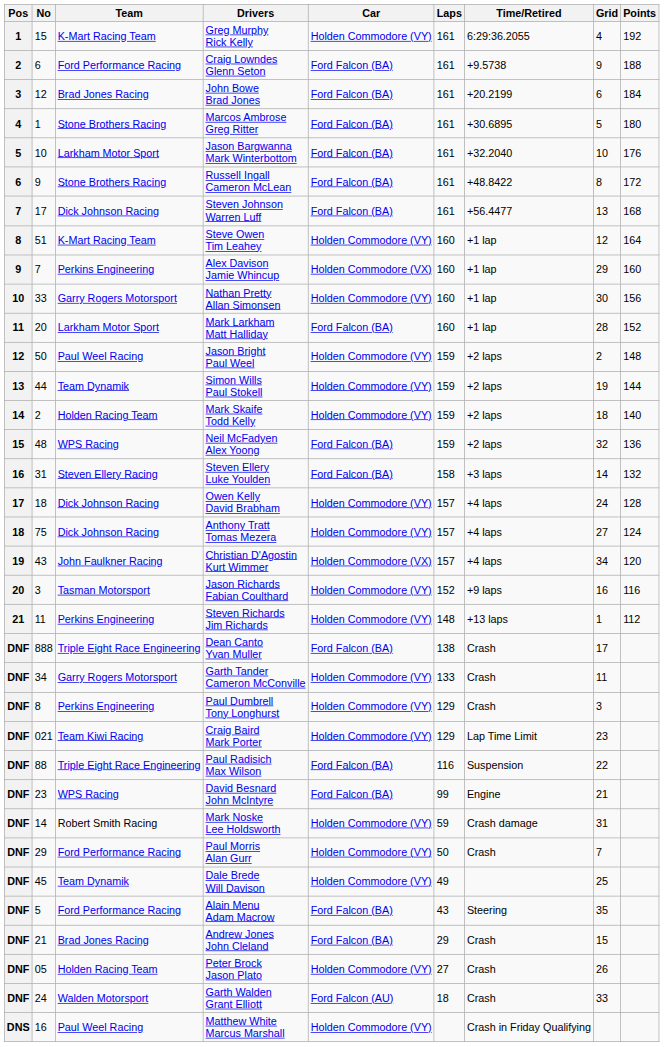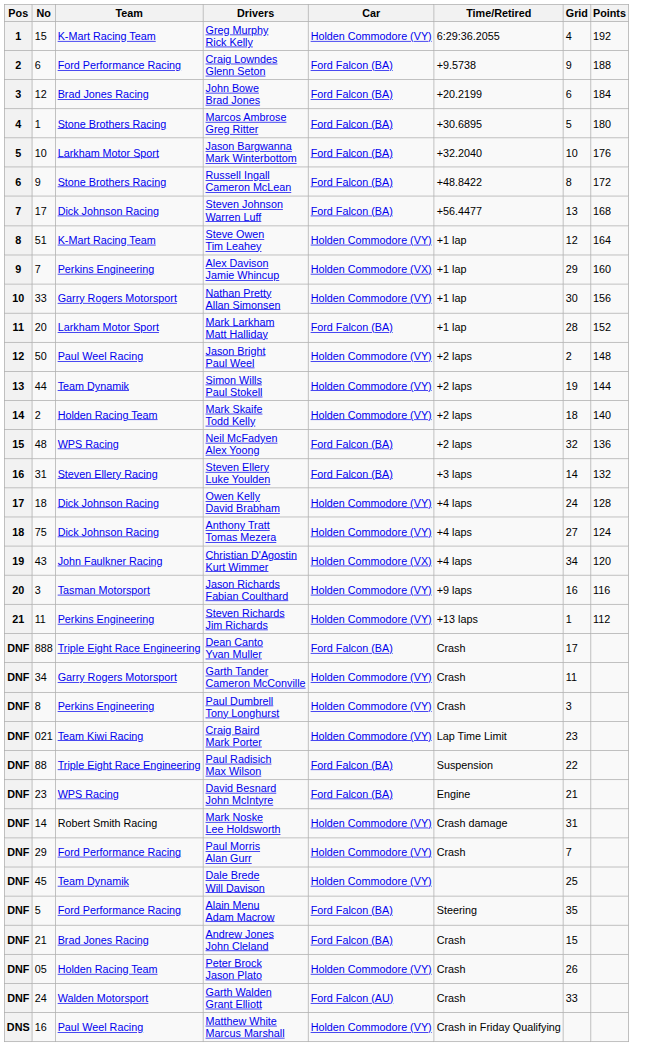- column: (449, 13)
